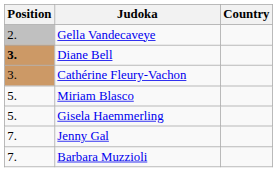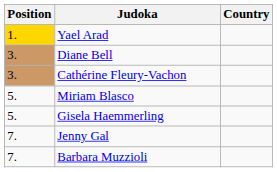+ row: (83, 34)
- row: (106, 34)
(12, 55) bold -> (12, 55) normal
